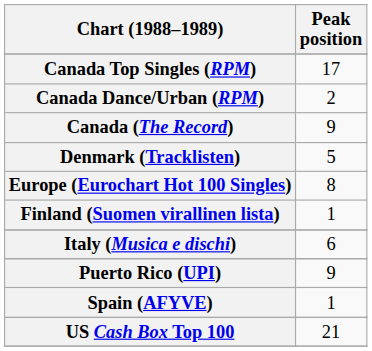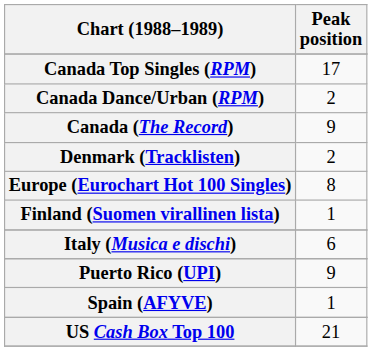(331, 156) 5 -> (331, 156) 2
